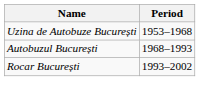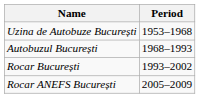+ row: (61, 84)
